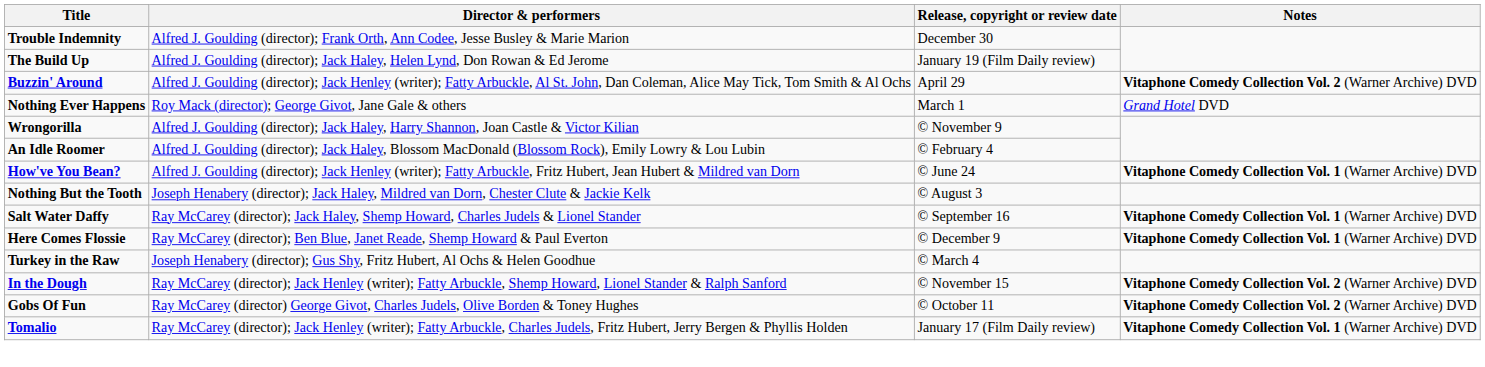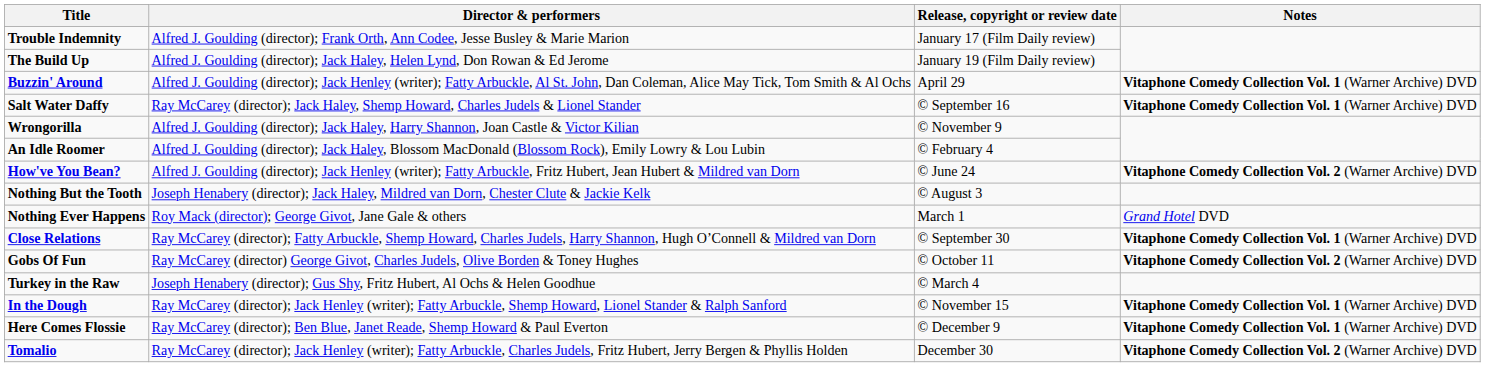(955, 37) December 30 -> (1006, 37) January 17 (Film Daily review)
(1300, 82) Vitaphone Comedy Collection Vol. 2 (Warner Archive) DVD -> (1300, 82) Vitaphone Comedy Collection Vol. 1 (Warner Archive) DVD
rows swapped: (76, 104) <-> (58, 216)
(1300, 171) Vitaphone Comedy Collection Vol. 1 (Warner Archive) DVD -> (1300, 171) Vitaphone Comedy Collection Vol. 2 (Warner Archive) DVD
+ row: (54, 238)
rows swapped: (47, 305) <-> (67, 238)
(1300, 283) Vitaphone Comedy Collection Vol. 2 (Warner Archive) DVD -> (1300, 305) Vitaphone Comedy Collection Vol. 1 (Warner Archive) DVD
(1006, 328) January 17 (Film Daily review) -> (955, 350) December 30
(1300, 328) Vitaphone Comedy Collection Vol. 1 (Warner Archive) DVD -> (1300, 350) Vitaphone Comedy Collection Vol. 2 (Warner Archive) DVD
